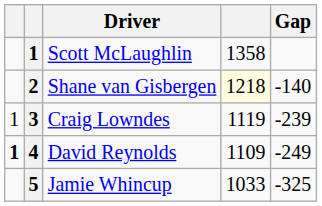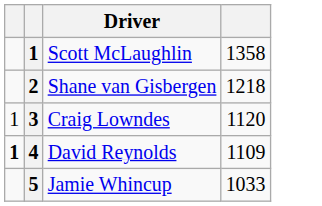- column: (293, 21)
(246, 86) lightyellow background -> (246, 86) no background
(246, 119) 1119 -> (246, 119) 1120
